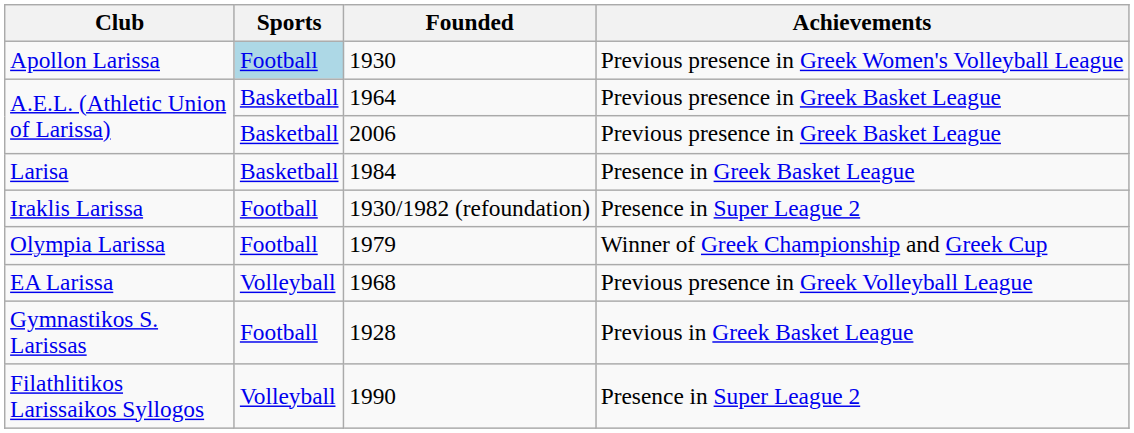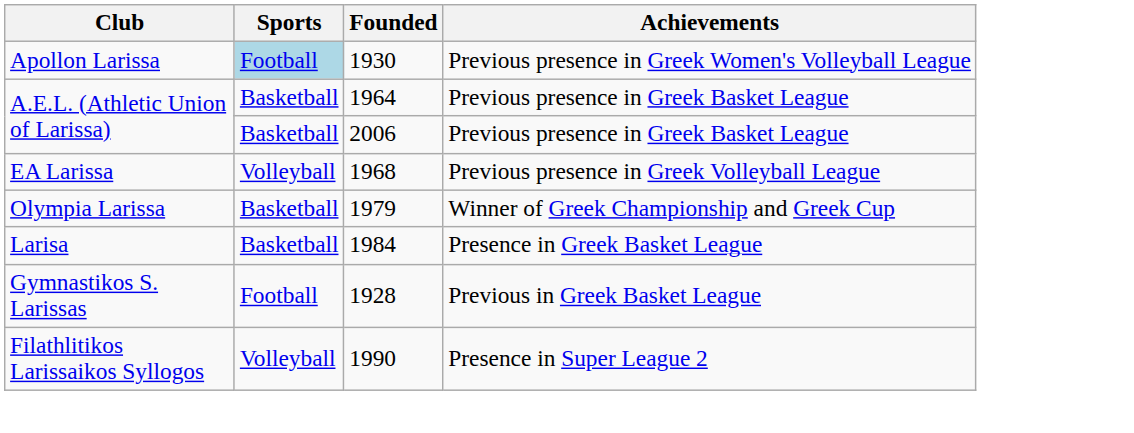rows swapped: (373, 282) <-> (373, 171)
- row: (470, 208)
(279, 245) Football -> (289, 208) Basketball
